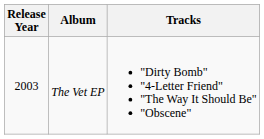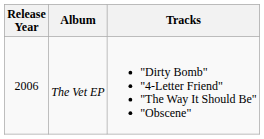(26, 85) 2003 -> (26, 85) 2006
